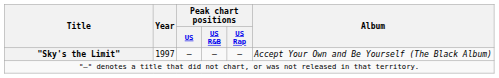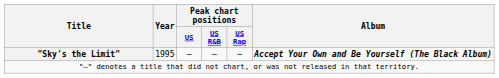(165, 54) 1997 -> (165, 54) 1995
(373, 54) normal -> (373, 54) bold
